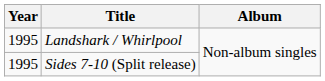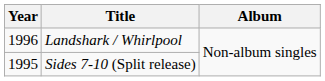(23, 40) 1995 -> (23, 40) 1996
